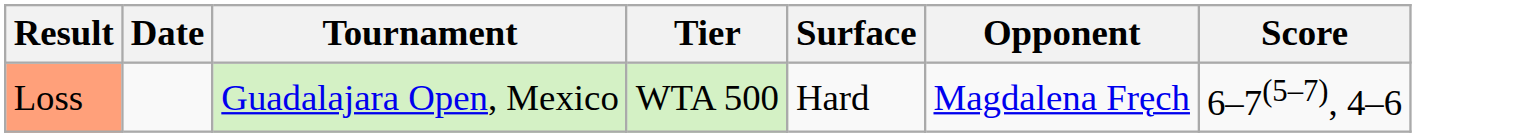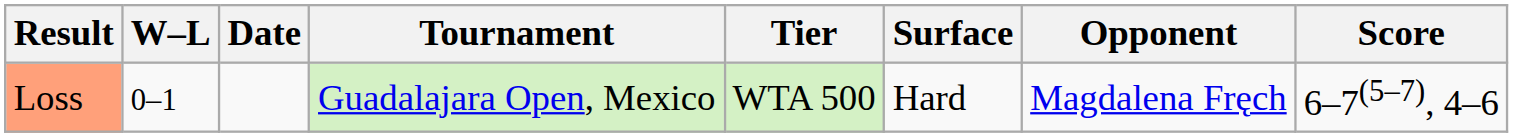+ column: (171, 33)
